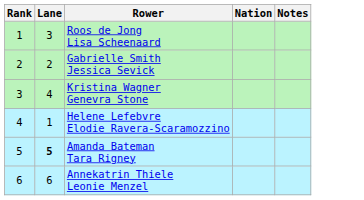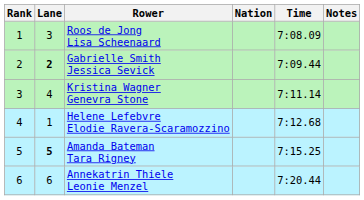+ column: (299, 13)
(49, 65) normal -> (49, 65) bold
